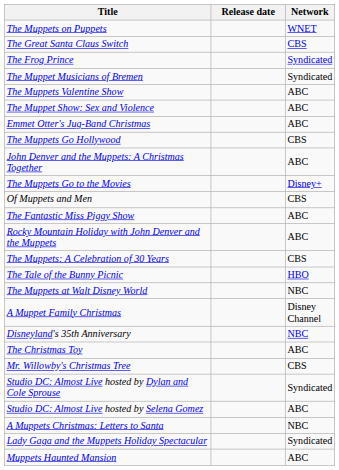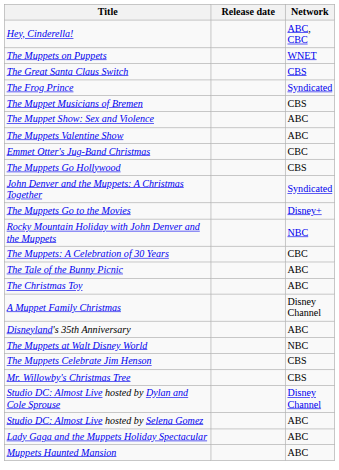+ row: (40, 34)
(310, 76) Syndicated -> (297, 103) CBS
rows swapped: (65, 92) <-> (80, 108)
(298, 124) ABC -> (298, 151) CBC
(298, 162) ABC -> (310, 189) Syndicated
- row: (49, 199)
- row: (70, 215)
(298, 237) ABC -> (298, 232) NBC
(297, 258) CBS -> (298, 254) CBC
(298, 274) HBO -> (298, 270) ABC
rows swapped: (45, 350) <-> (77, 290)
(298, 334) NBC -> (298, 329) ABC
+ row: (79, 361)
(310, 387) Syndicated -> (304, 399) Disney Channel
- row: (85, 425)
(310, 441) Syndicated -> (298, 436) ABC
